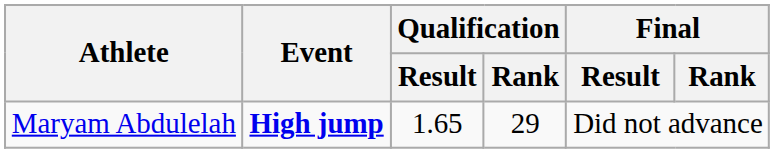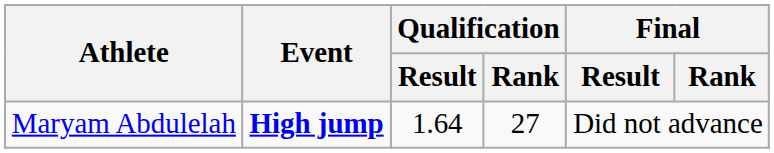(437, 124) 1.65 -> (437, 124) 1.64
(525, 124) 29 -> (525, 124) 27
